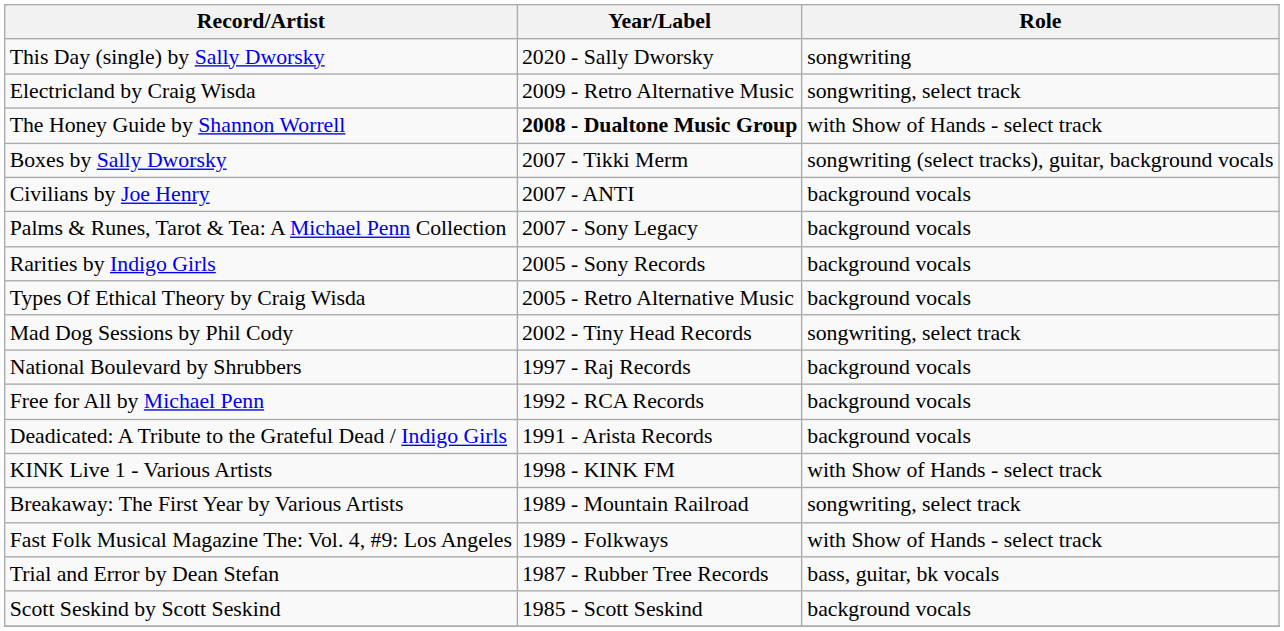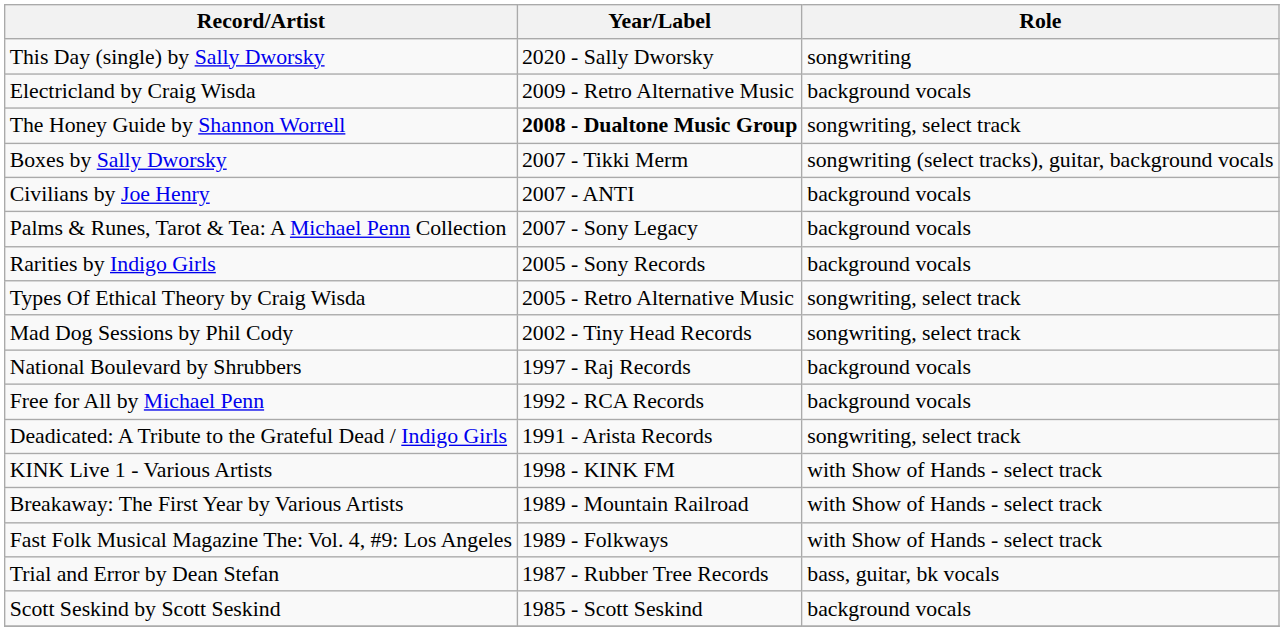(914, 90) songwriting, select track -> (889, 90) background vocals
(955, 125) with Show of Hands - select track -> (914, 125) songwriting, select track
(889, 297) background vocals -> (914, 297) songwriting, select track
(889, 435) background vocals -> (914, 435) songwriting, select track
(914, 504) songwriting, select track -> (955, 504) with Show of Hands - select track
